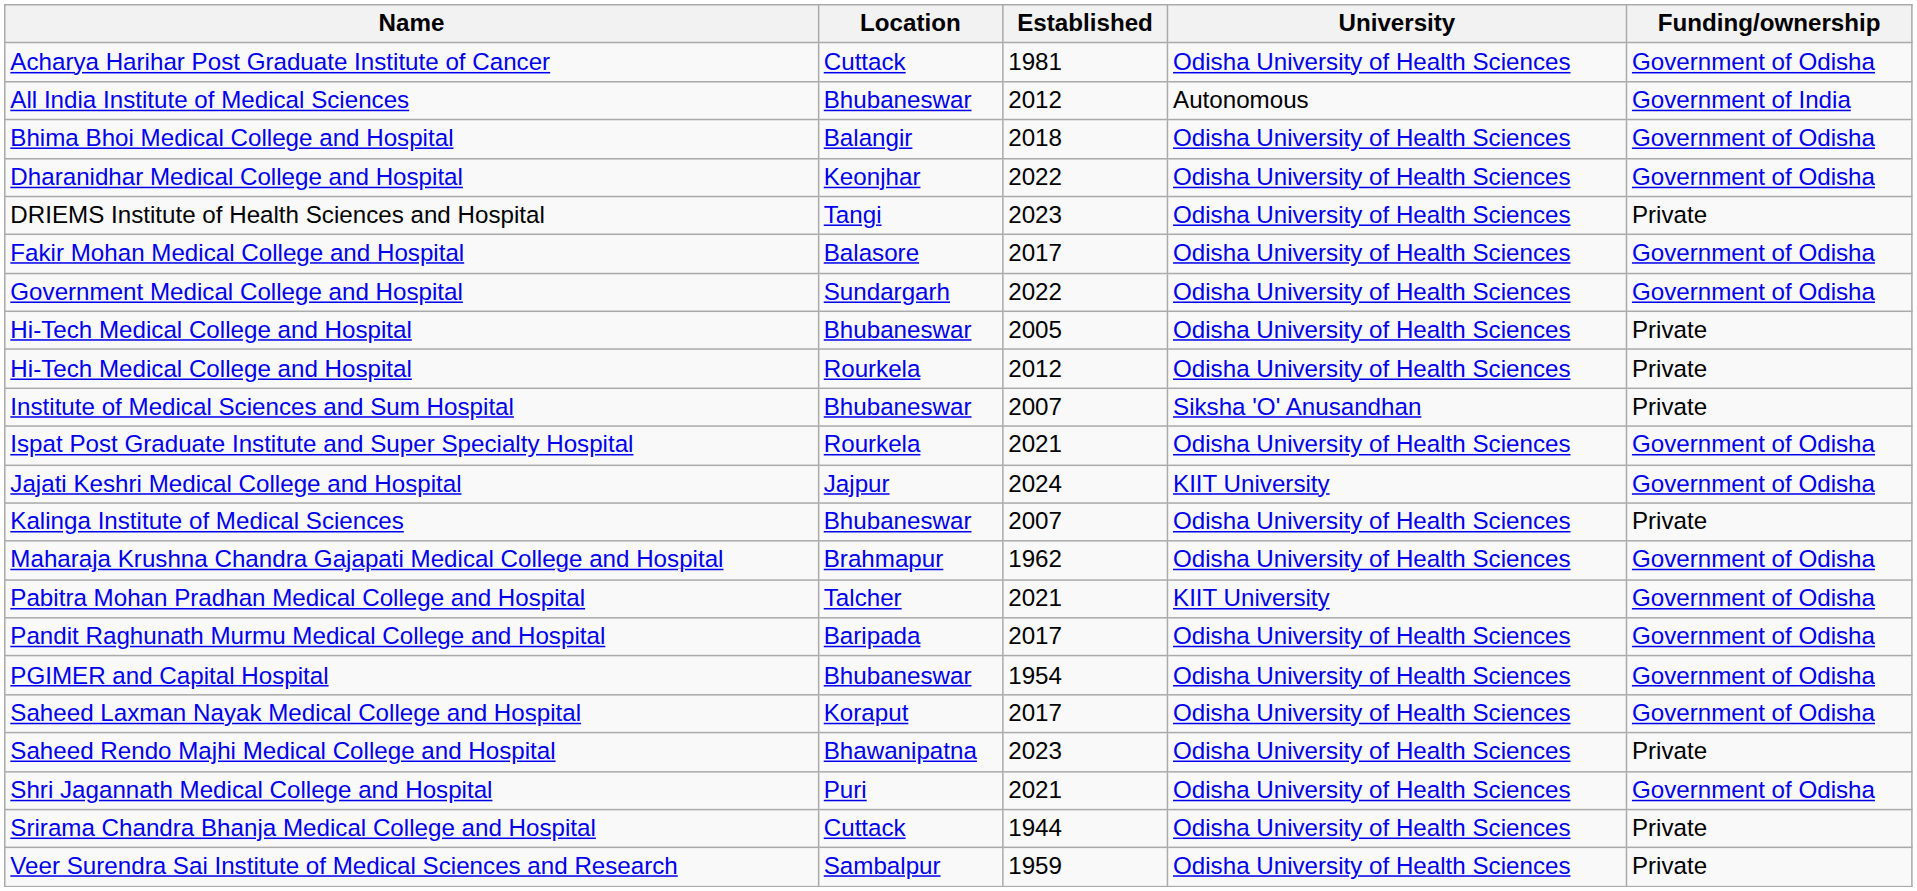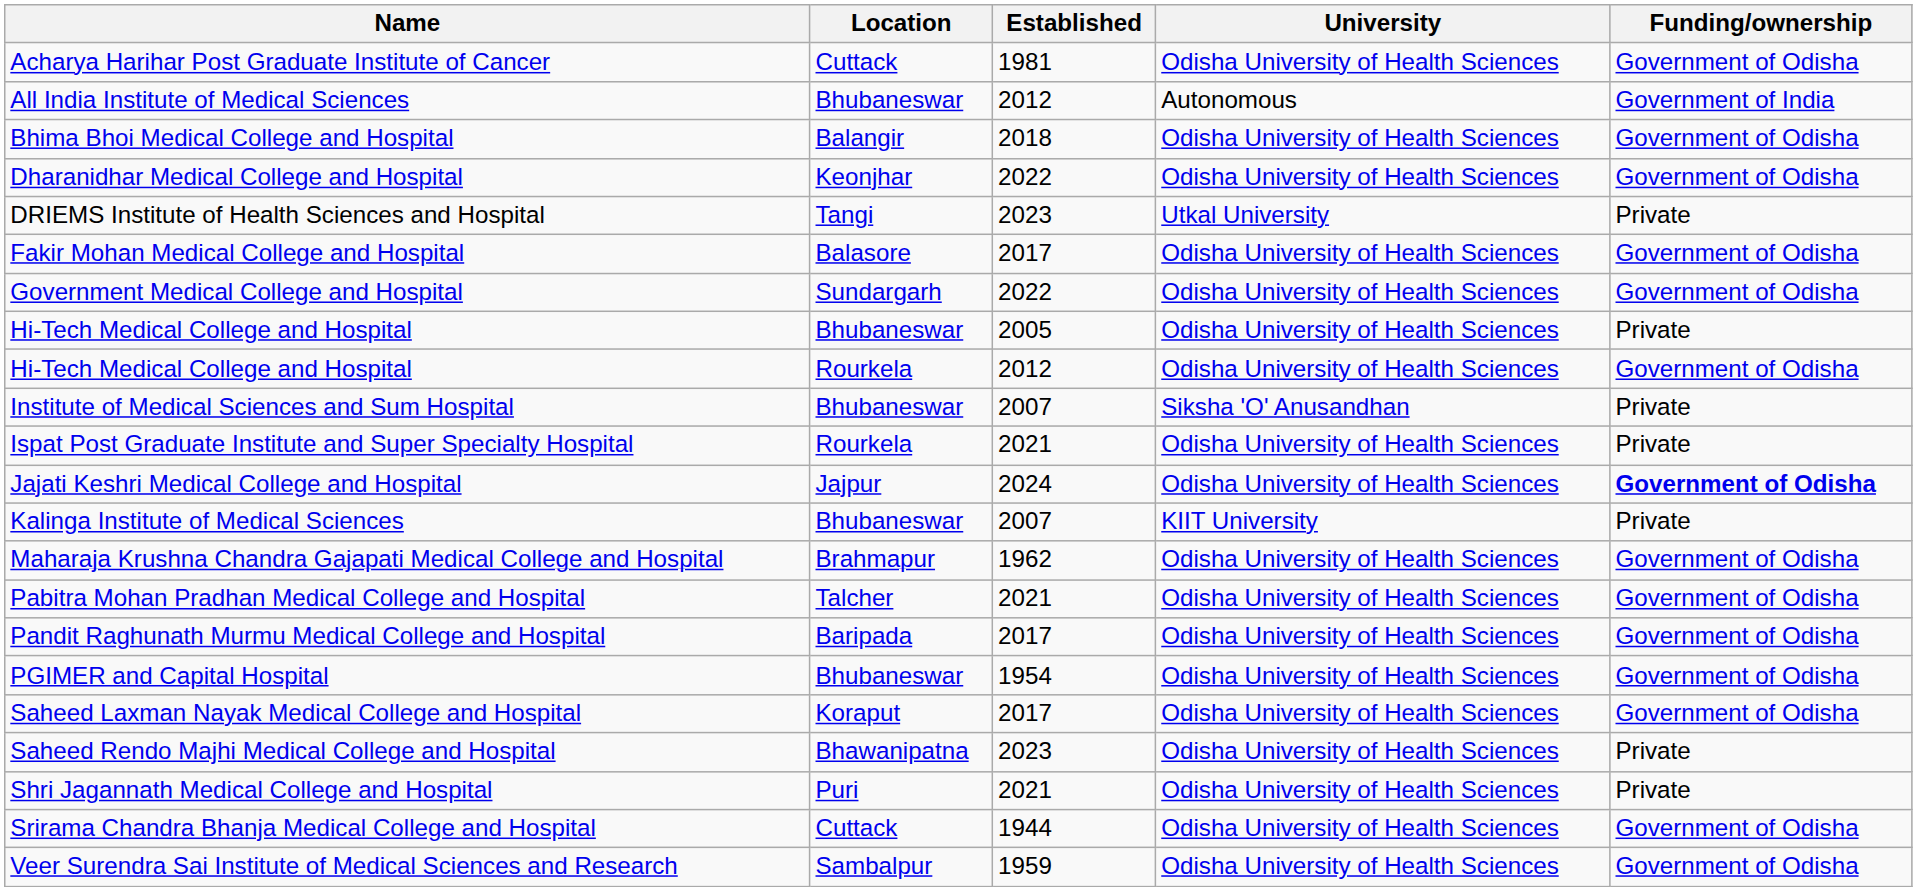(1372, 215) Odisha University of Health Sciences -> (1245, 215) Utkal University
(1670, 368) Private -> (1737, 368) Government of Odisha
(1753, 445) Government of Odisha -> (1653, 445) Private
(1251, 483) KIIT University -> (1360, 483) Odisha University of Health Sciences
(1753, 483) normal -> (1746, 483) bold
(1372, 521) Odisha University of Health Sciences -> (1240, 521) KIIT University
(1251, 598) KIIT University -> (1360, 598) Odisha University of Health Sciences
(1753, 789) Government of Odisha -> (1653, 789) Private
(1670, 828) Private -> (1737, 828) Government of Odisha
(1670, 866) Private -> (1737, 866) Government of Odisha
